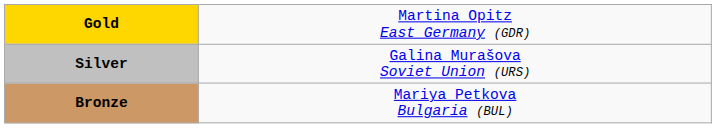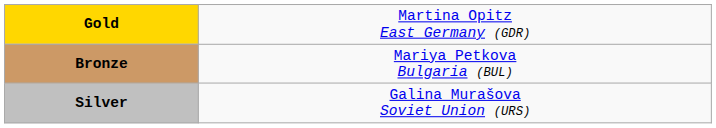rows swapped: (101, 64) <-> (101, 104)
